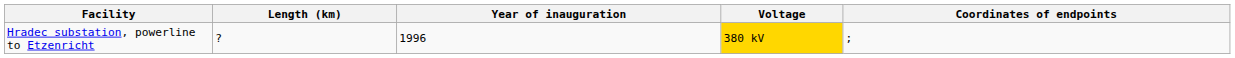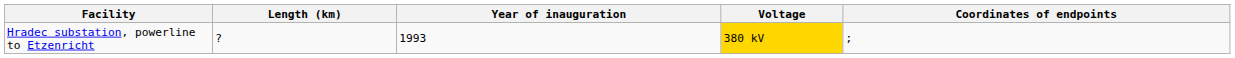(413, 38) 1996 -> (413, 38) 1993
